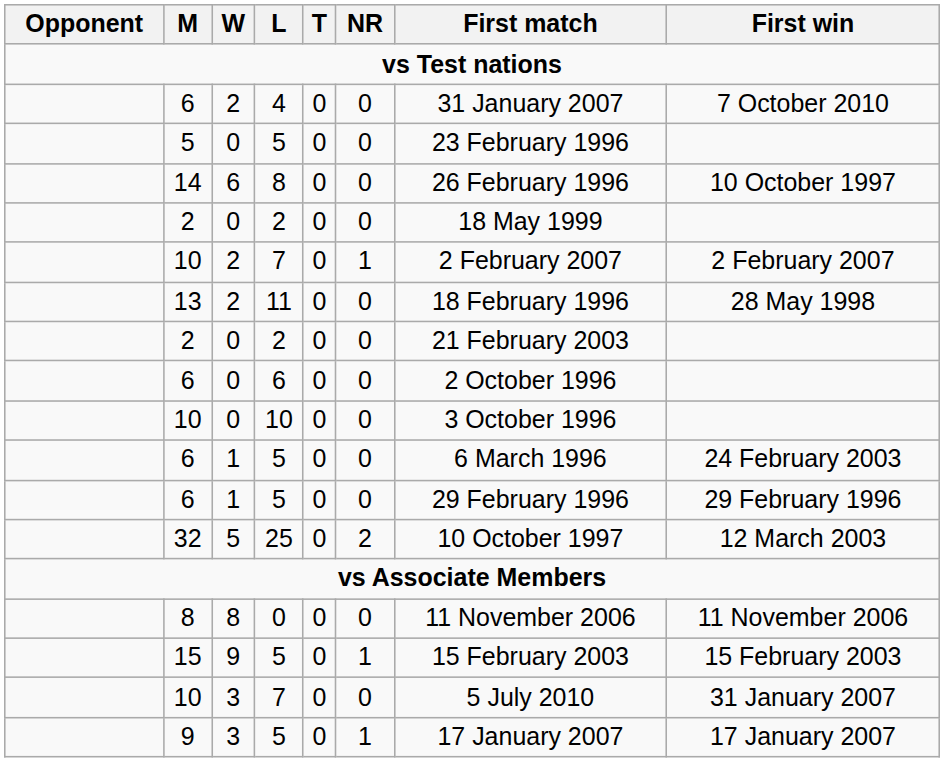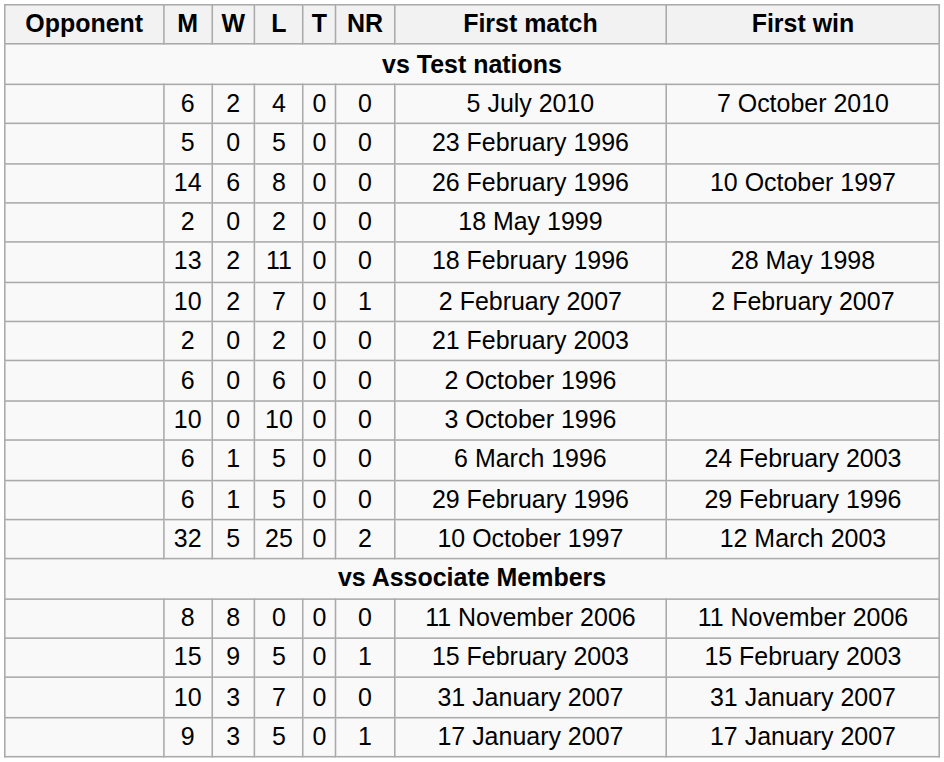(530, 103) 31 January 2007 -> (530, 103) 5 July 2010
rows swapped: (188, 301) <-> (188, 261)
(530, 697) 5 July 2010 -> (530, 697) 31 January 2007
